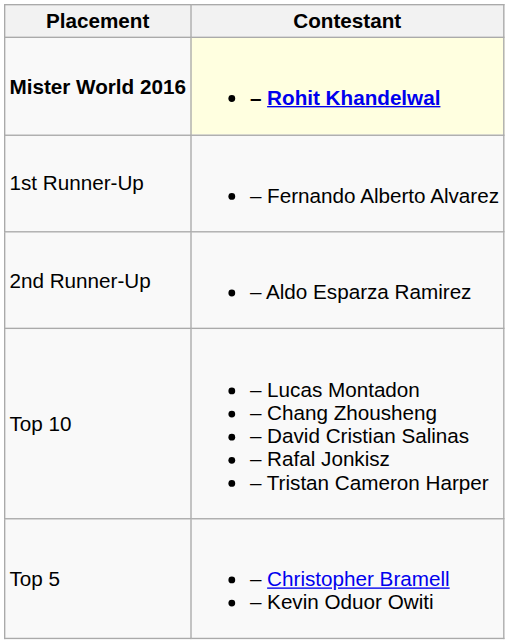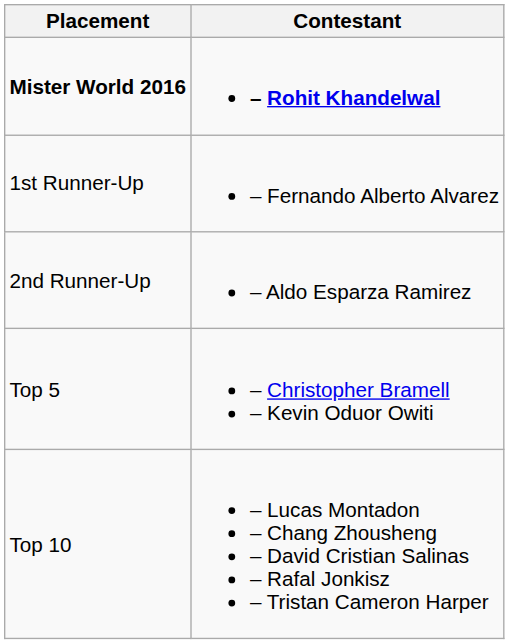(347, 98) lightyellow background -> (347, 98) no background
rows swapped: (35, 579) <-> (40, 424)
